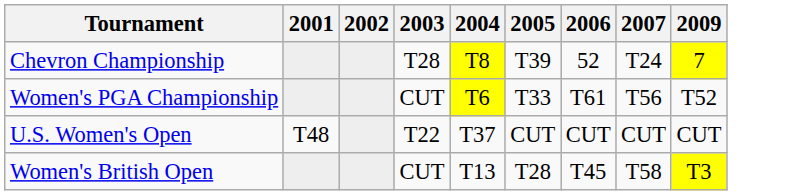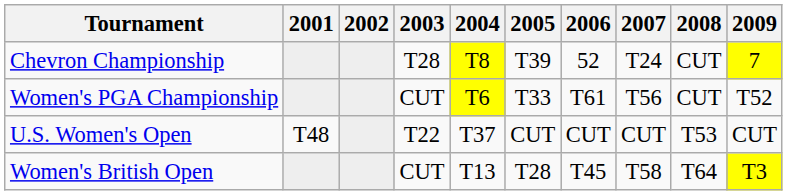+ column: (699, 23)
